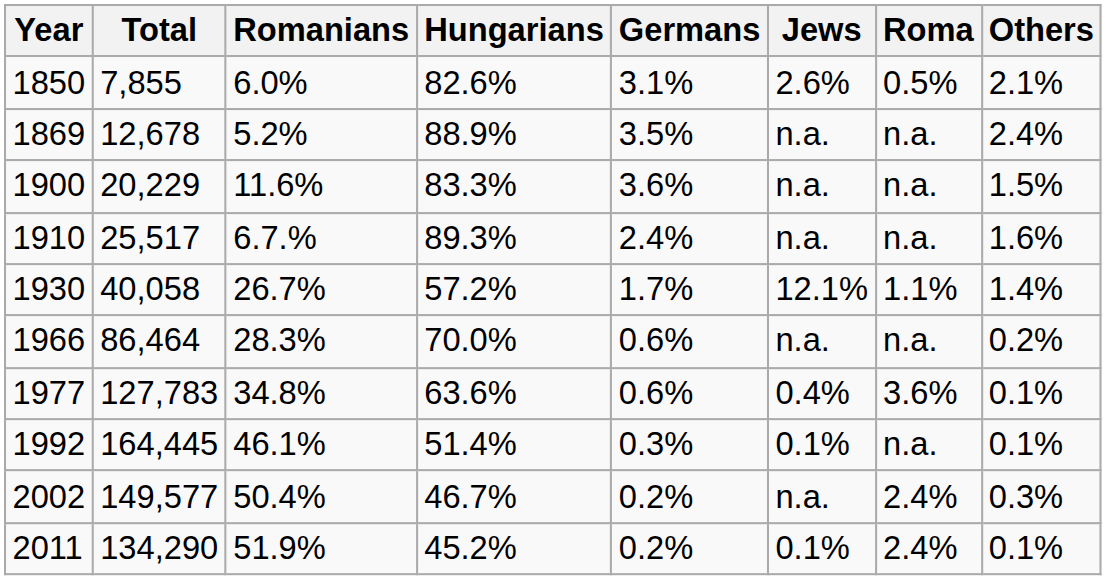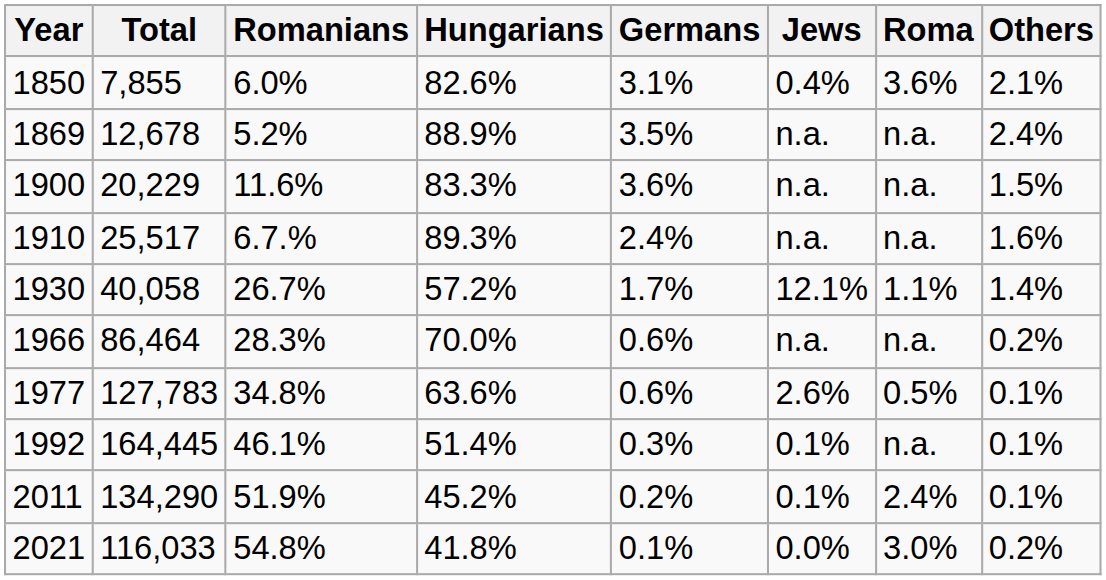(813, 82) 2.6% -> (813, 82) 0.4%
(920, 82) 0.5% -> (920, 82) 3.6%
(813, 392) 0.4% -> (813, 392) 2.6%
(920, 392) 3.6% -> (920, 392) 0.5%
- row: (49, 496)
+ row: (49, 548)
